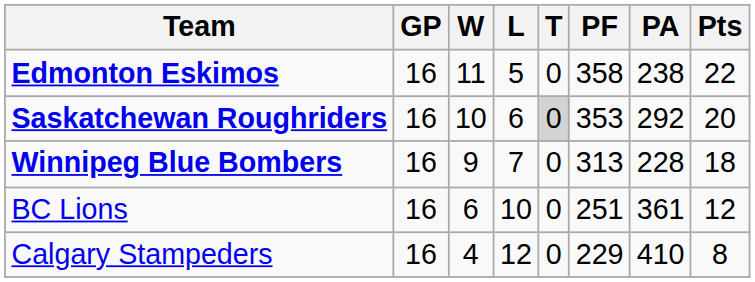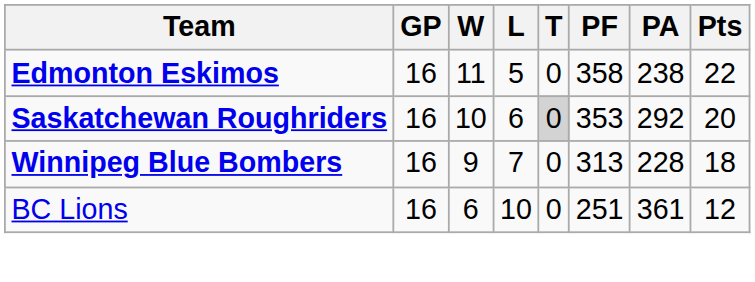- row: (142, 254)
